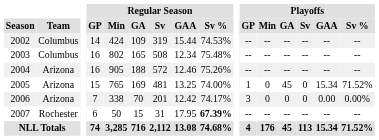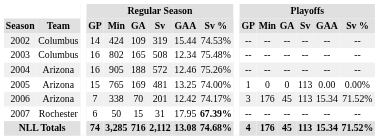(287, 84) 45 -> (287, 84) 0
(305, 84) 0 -> (305, 84) 113
(327, 84) 15.34 -> (327, 84) 0.00
(357, 84) 71.52% -> (357, 84) 0.00%
(267, 99) 0 -> (267, 99) 176
(287, 99) 0 -> (287, 99) 45
(305, 99) 0 -> (305, 99) 113
(327, 99) 0.00 -> (327, 99) 15.34
(357, 99) 0.00% -> (357, 99) 71.52%
